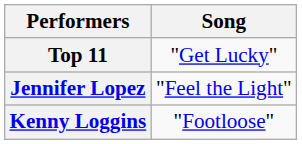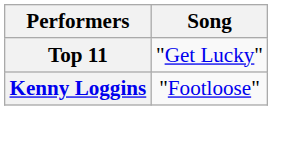- row: (78, 88)
